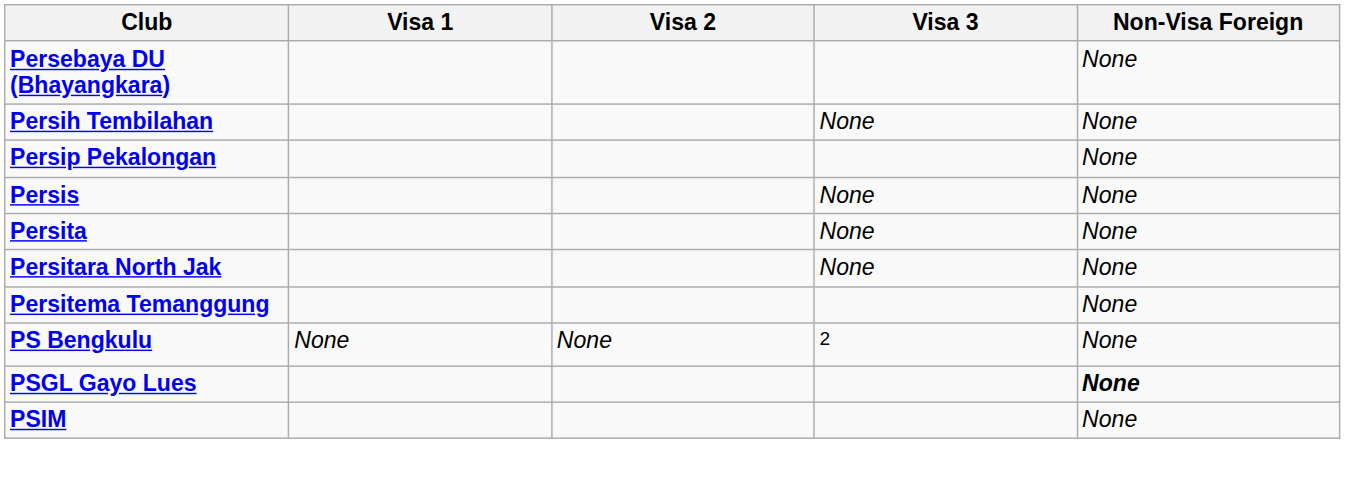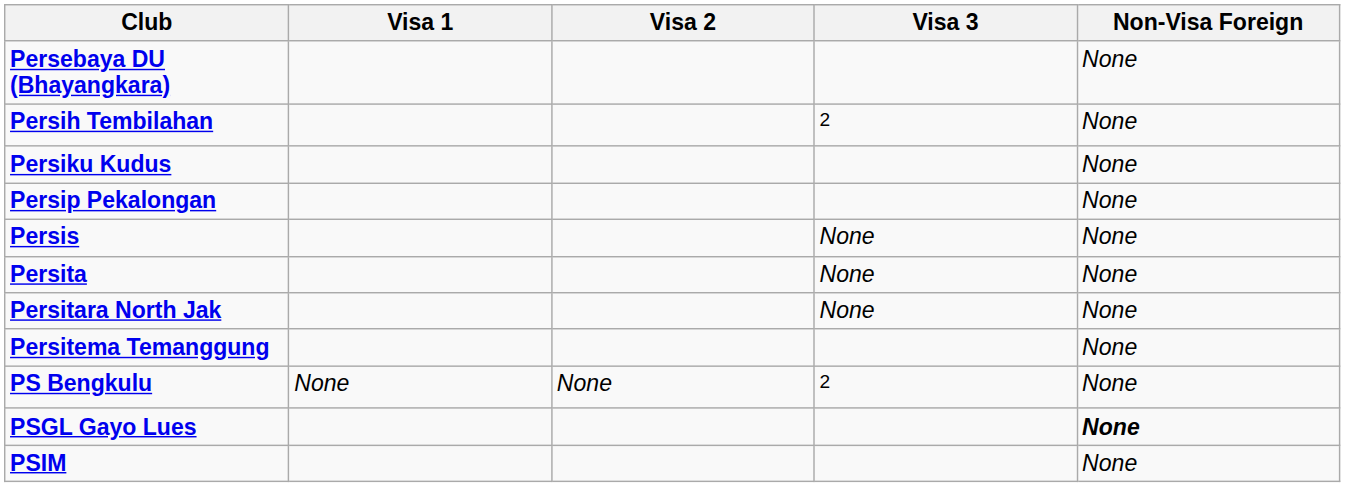(847, 121) None -> (825, 120) 2
+ row: (91, 164)
